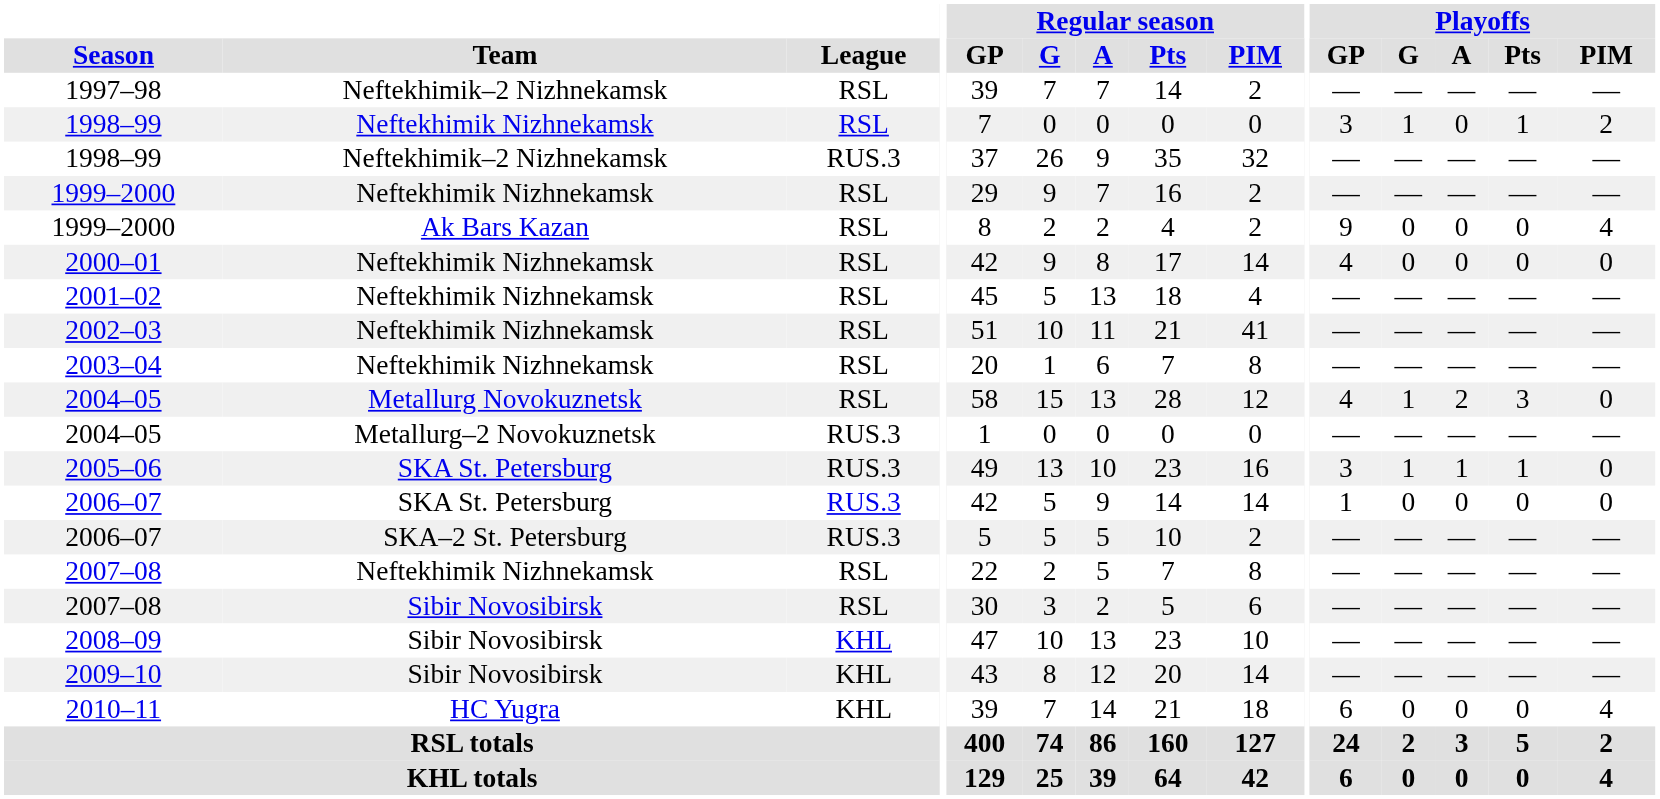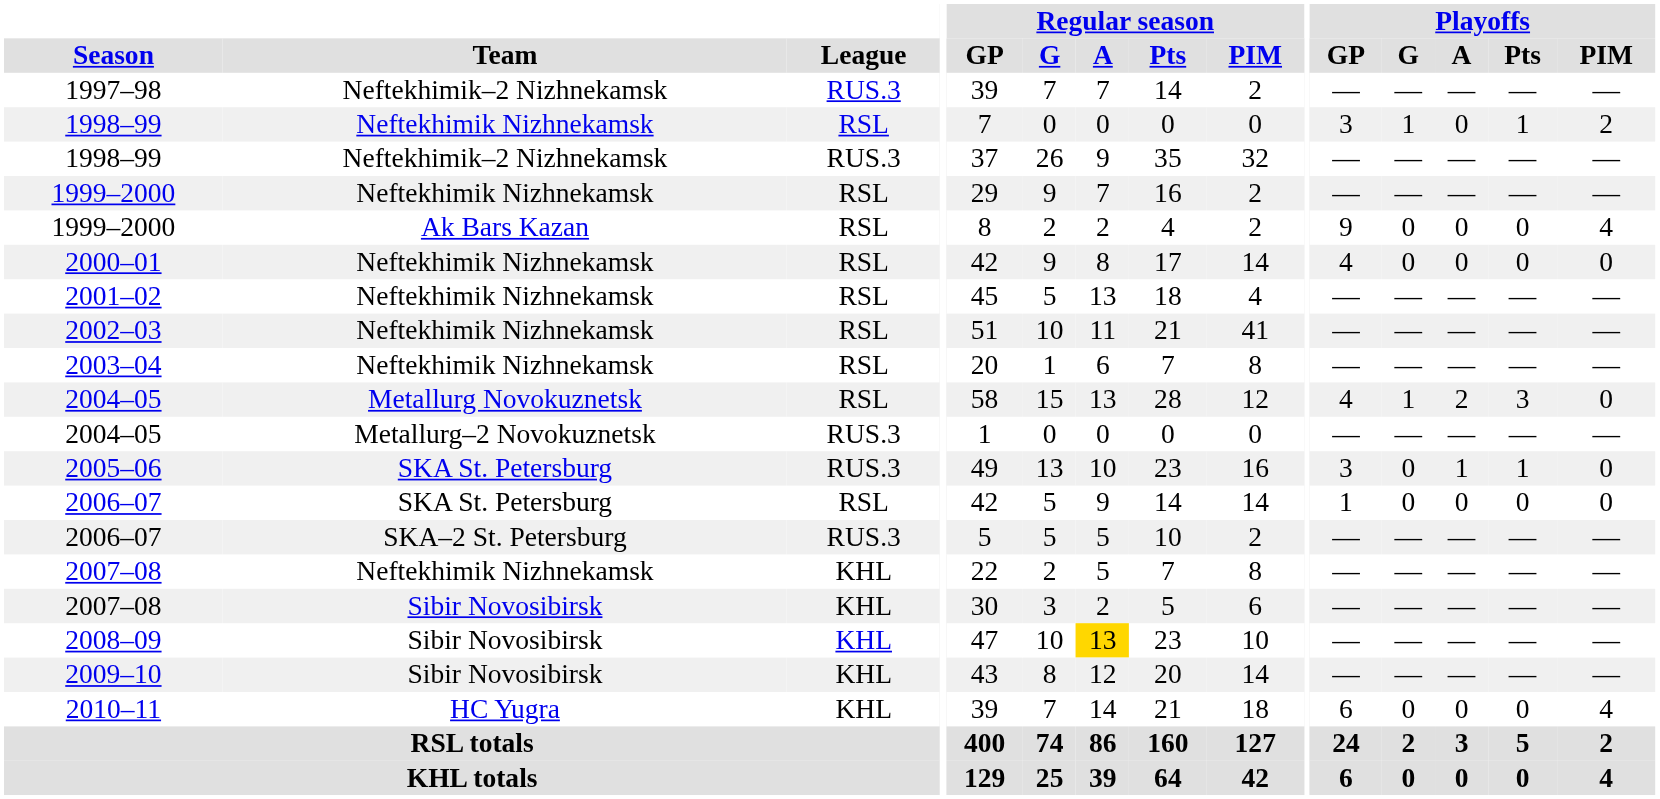(864, 89) RSL -> (864, 89) RUS.3
(1408, 468) 1 -> (1408, 468) 0
(864, 502) RUS.3 -> (864, 502) RSL
(864, 571) RSL -> (864, 571) KHL
(864, 605) RSL -> (864, 605) KHL
(1103, 640) no background -> (1103, 640) gold background
